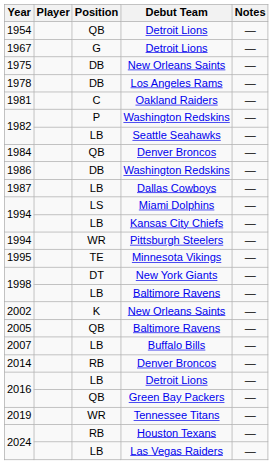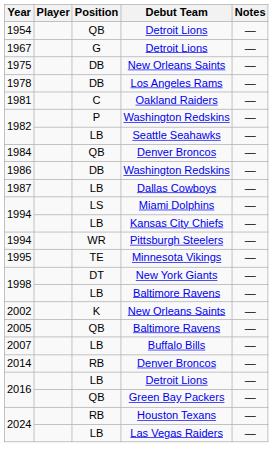- row: (19, 415)
